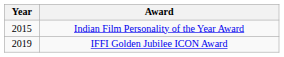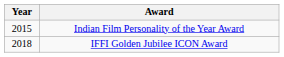(22, 44) 2019 -> (22, 44) 2018
